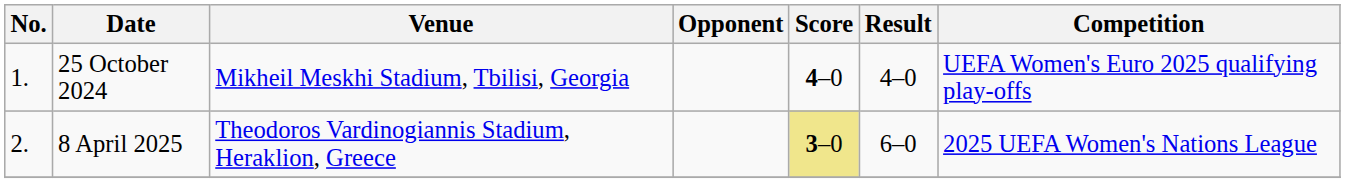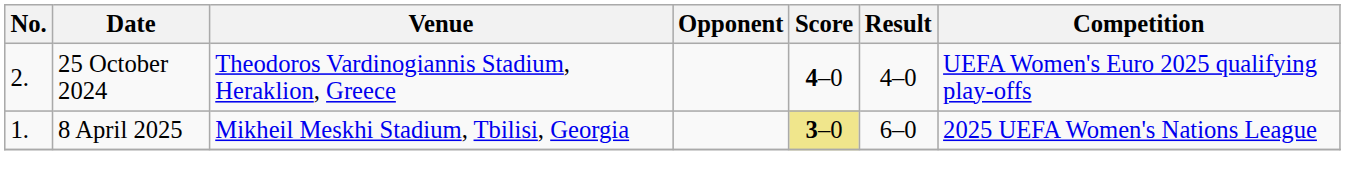(20, 76) 1. -> (20, 76) 2.
(422, 76) Mikheil Meskhi Stadium, Tbilisi, Georgia -> (393, 76) Theodoros Vardinogiannis Stadium, Heraklion, Greece
(20, 143) 2. -> (20, 129) 1.
(393, 143) Theodoros Vardinogiannis Stadium, Heraklion, Greece -> (422, 129) Mikheil Meskhi Stadium, Tbilisi, Georgia
